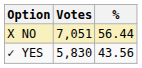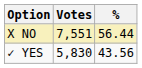(74, 34) 7,051 -> (74, 34) 7,551
